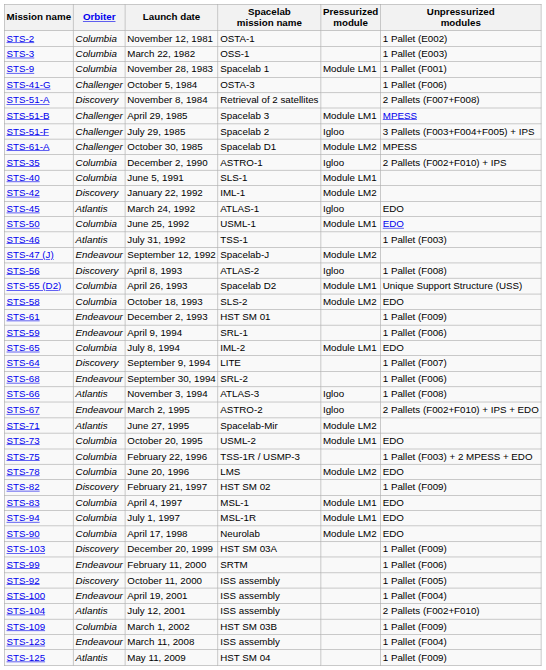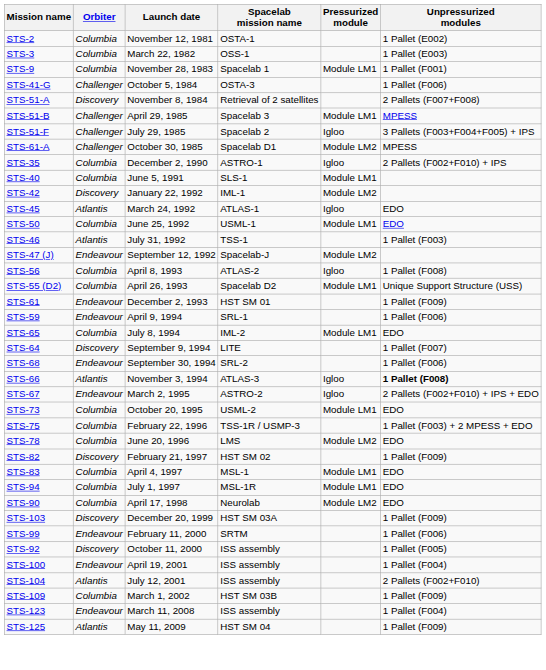(97, 270) Discovery -> (96, 270) Columbia
- row: (23, 301)
(415, 394) normal -> (416, 379) bold
- row: (23, 425)
